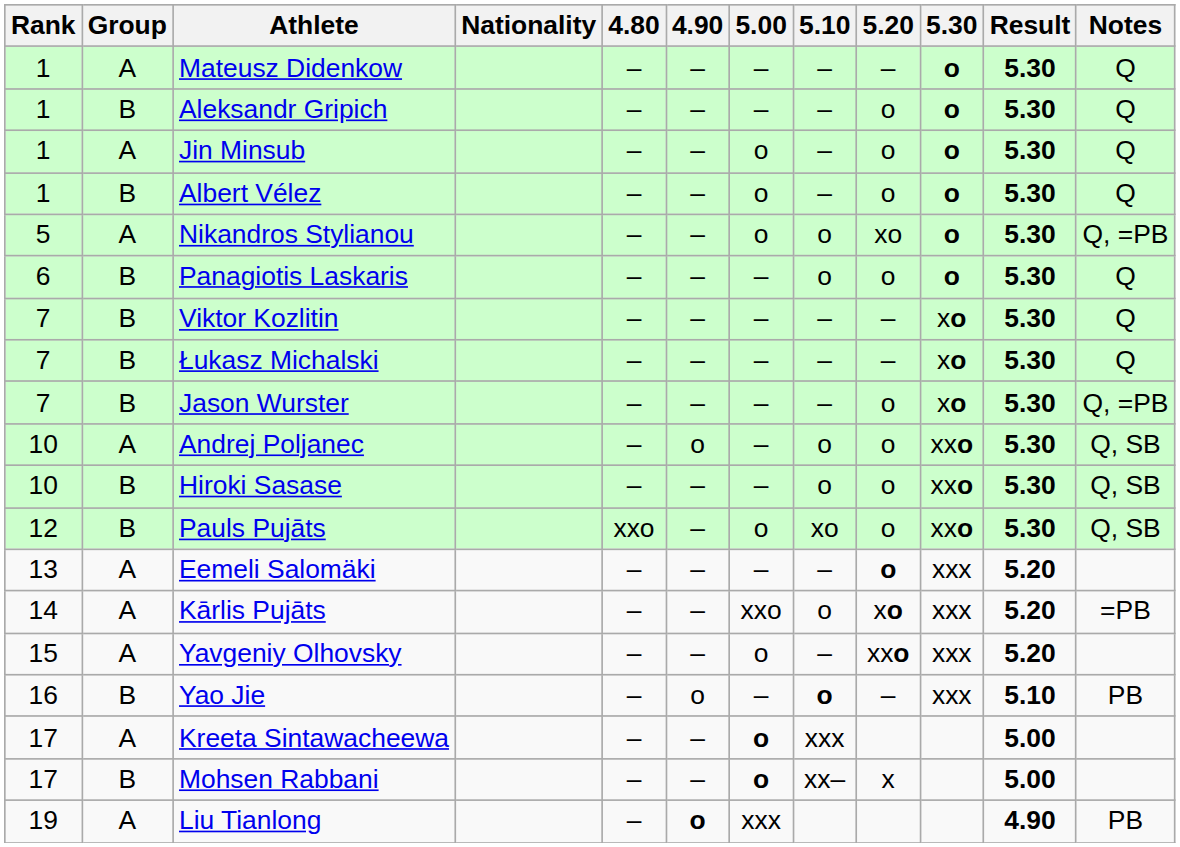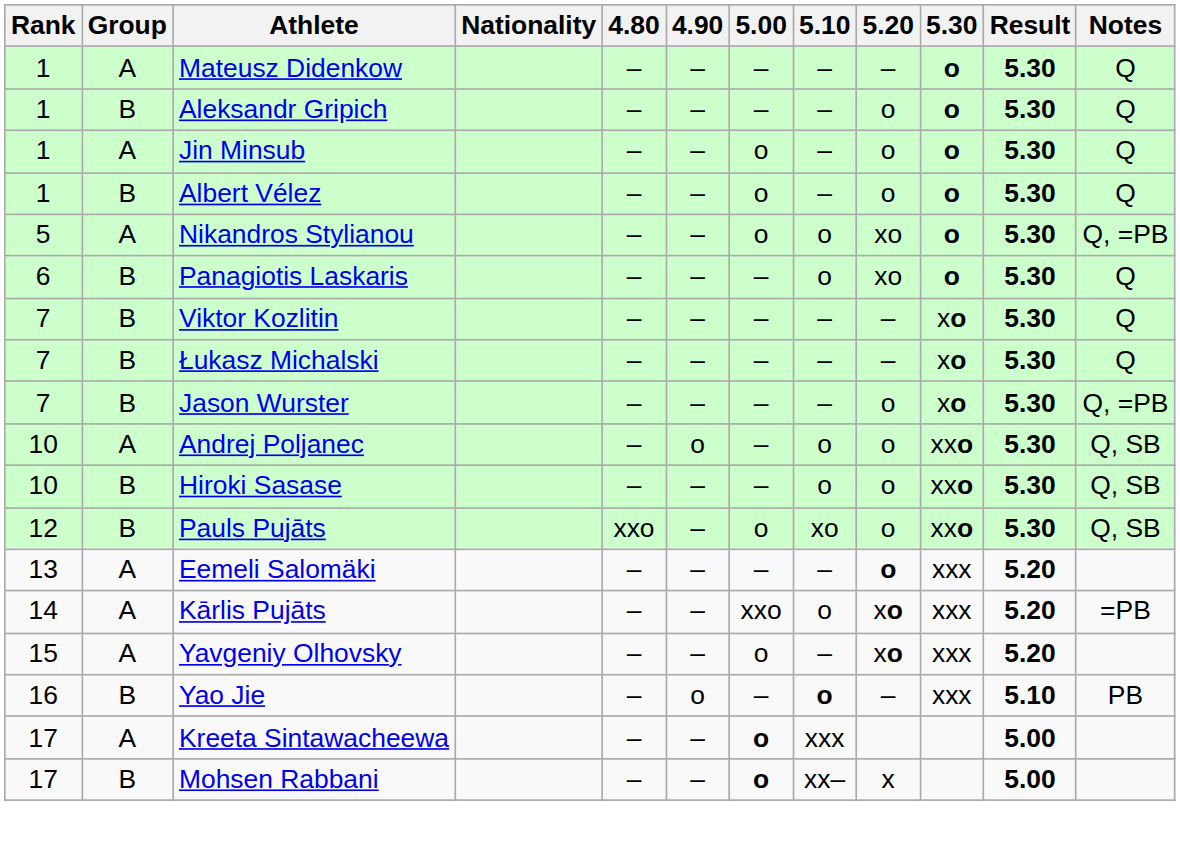(888, 276) o -> (888, 276) xo
(888, 653) xxo -> (888, 653) xo
- row: (250, 820)
